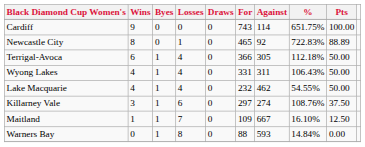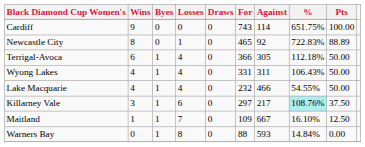(264, 88) 462 -> (264, 88) 466
(264, 103) 274 -> (264, 103) 217
(308, 103) no background -> (308, 103) paleturquoise background
